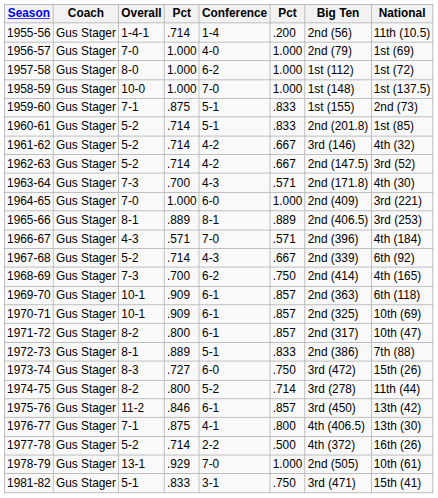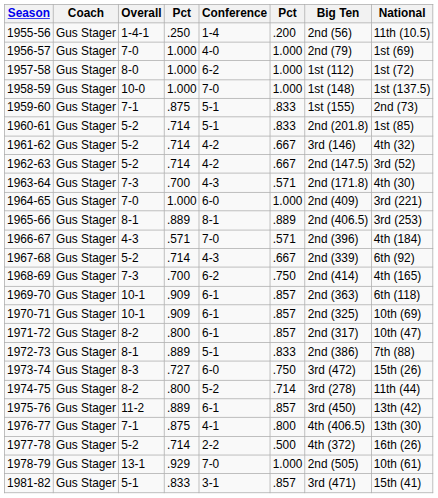(178, 32) .714 -> (178, 32) .250
(178, 408) .846 -> (178, 408) .889
(284, 483) .750 -> (284, 483) .857
